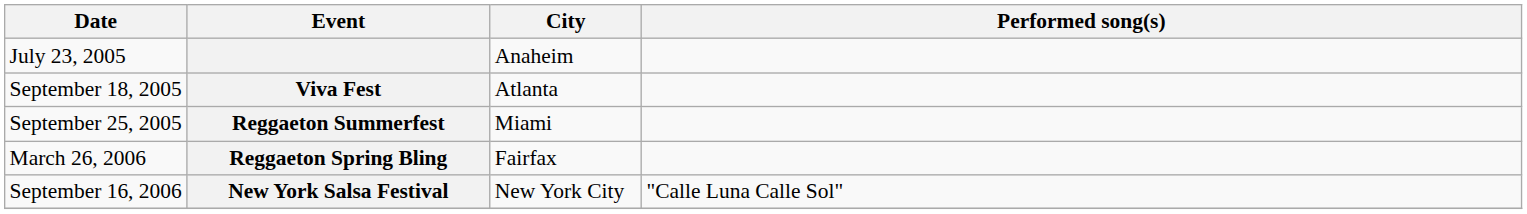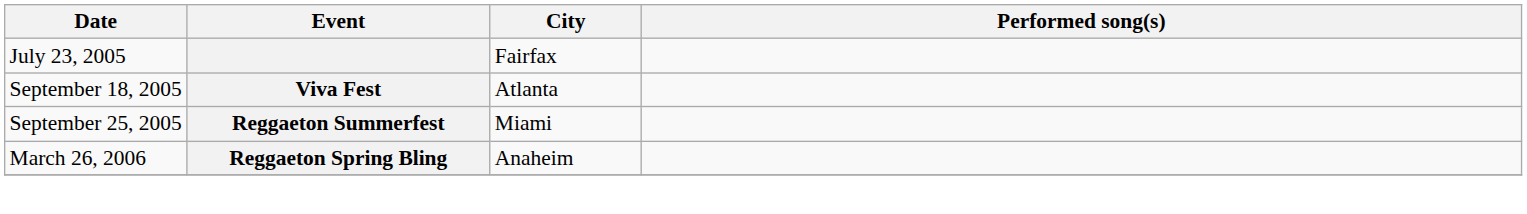(534, 55) Anaheim -> (526, 55) Fairfax
(526, 157) Fairfax -> (534, 157) Anaheim
- row: (96, 191)
